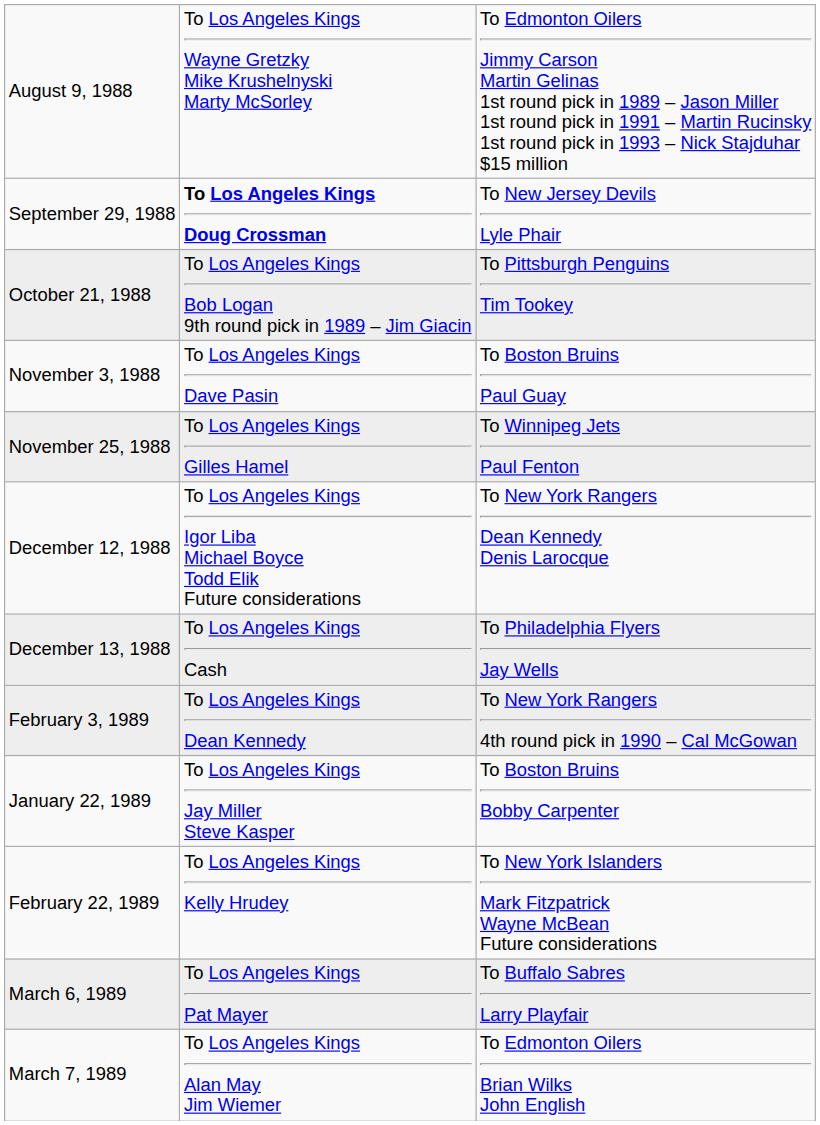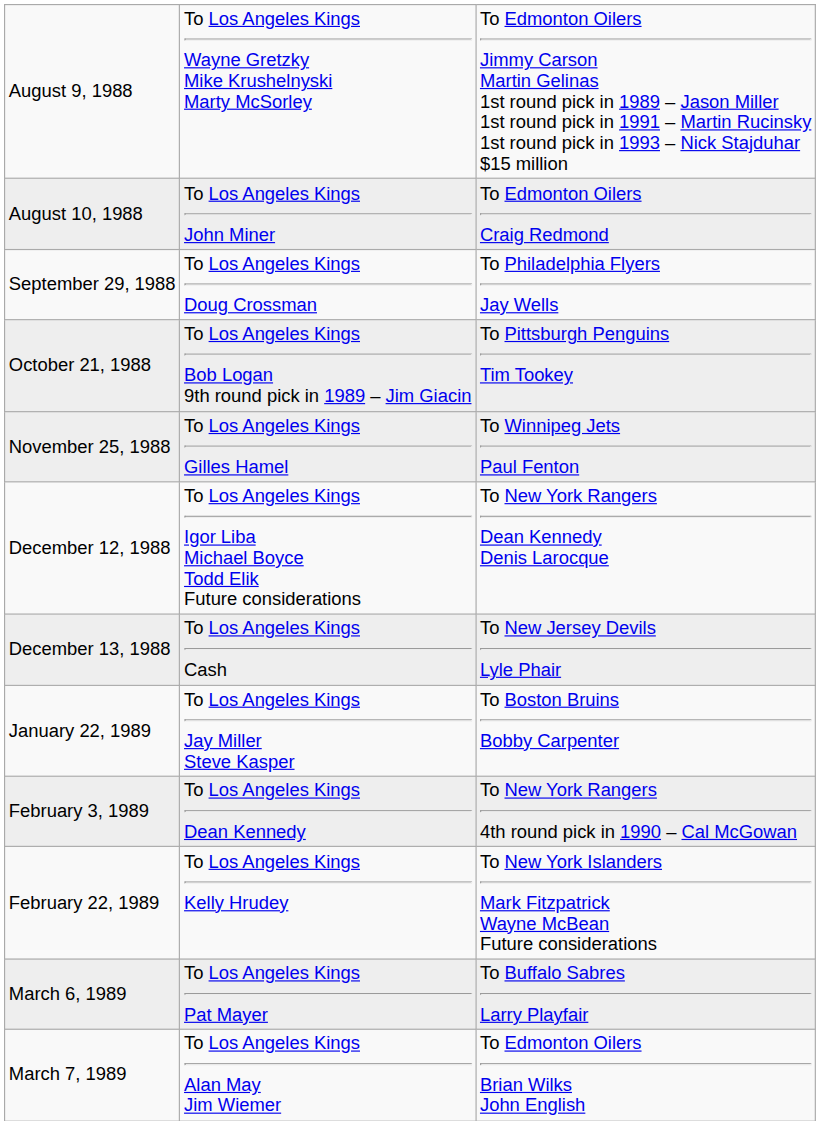+ row: (76, 213)
(328, 213) bold -> (328, 284) normal
(646, 213) To New Jersey Devils Lyle Phair -> (646, 284) To Philadelphia Flyers Jay Wells
- row: (85, 375)
(646, 649) To Philadelphia Flyers Jay Wells -> (646, 649) To New Jersey Devils Lyle Phair
rows swapped: (80, 801) <-> (79, 720)
